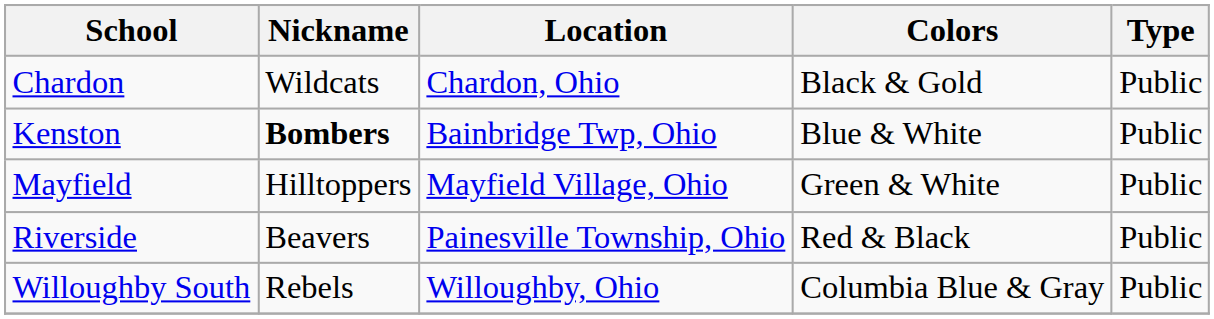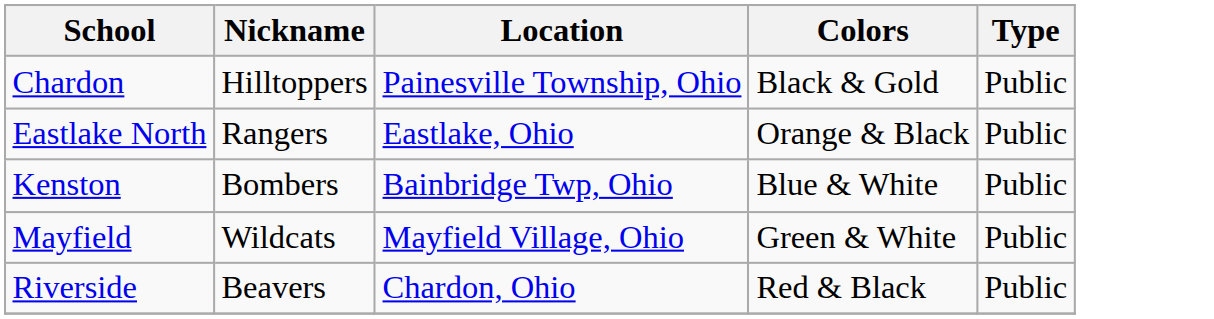(322, 81) Wildcats -> (294, 81) Hilltoppers
(523, 81) Chardon, Ohio -> (562, 81) Painesville Township, Ohio
+ row: (109, 133)
(328, 133) bold -> (280, 184) normal
(338, 184) Hilltoppers -> (278, 236) Wildcats
(606, 236) Painesville Township, Ohio -> (479, 287) Chardon, Ohio
- row: (131, 287)
